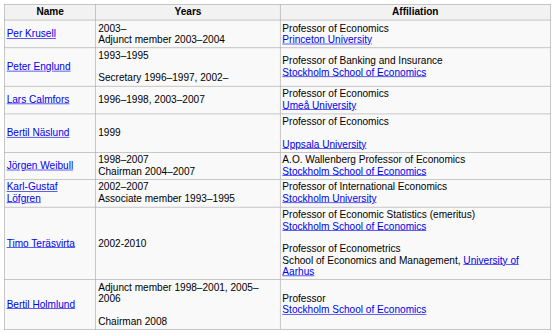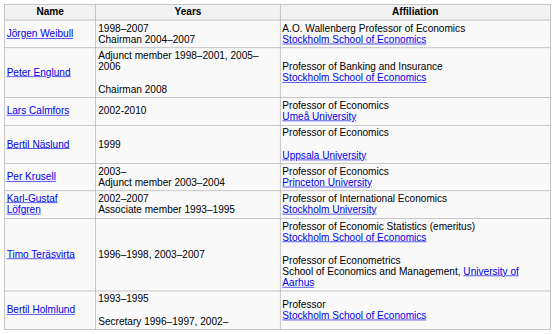rows swapped: (40, 166) <-> (31, 34)
(163, 67) 1993–1995 Secretary 1996–1997, 2002– -> (178, 72) Adjunct member 1998–2001, 2005–2006 Chairman 2008
(151, 100) 1996–1998, 2003–2007 -> (122, 111) 2002-2010
(122, 243) 2002-2010 -> (151, 254) 1996–1998, 2003–2007
(178, 304) Adjunct member 1998–2001, 2005–2006 Chairman 2008 -> (163, 310) 1993–1995 Secretary 1996–1997, 2002–
